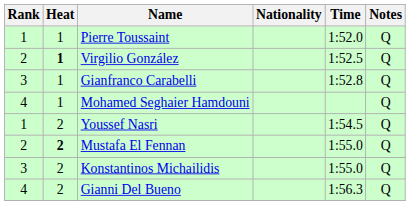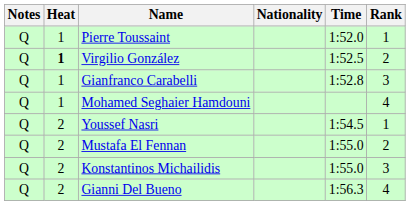columns swapped: (24, 15) <-> (386, 15)
(60, 146) bold -> (61, 146) normal
